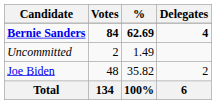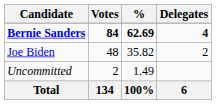rows swapped: (31, 71) <-> (39, 52)
